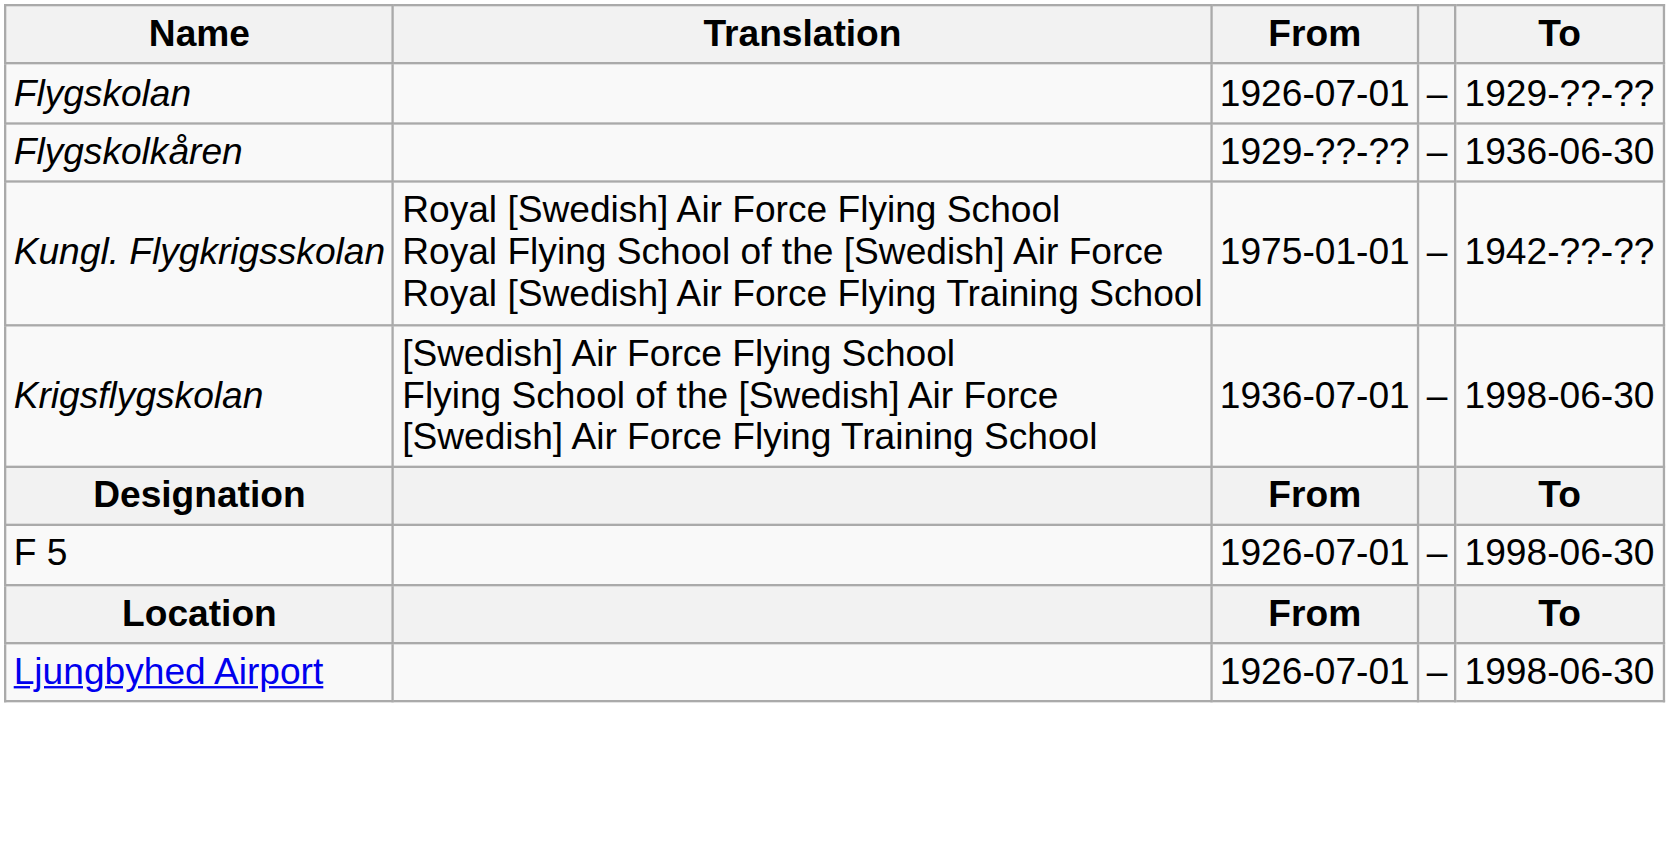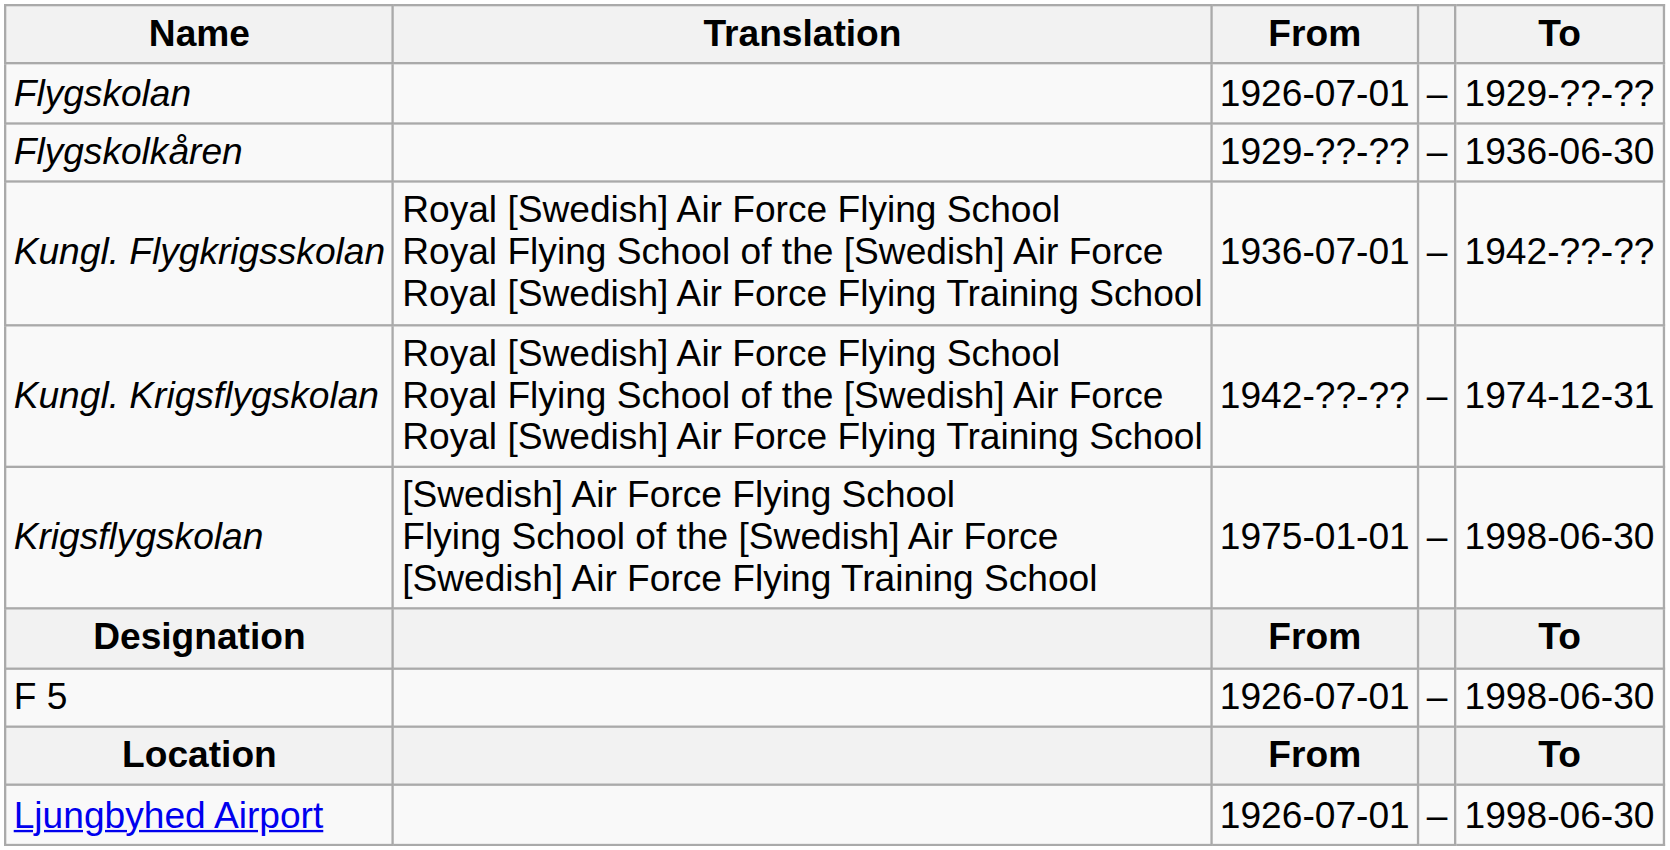(1315, 252) 1975-01-01 -> (1315, 252) 1936-07-01
+ row: (196, 394)
(1315, 394) 1936-07-01 -> (1315, 537) 1975-01-01
